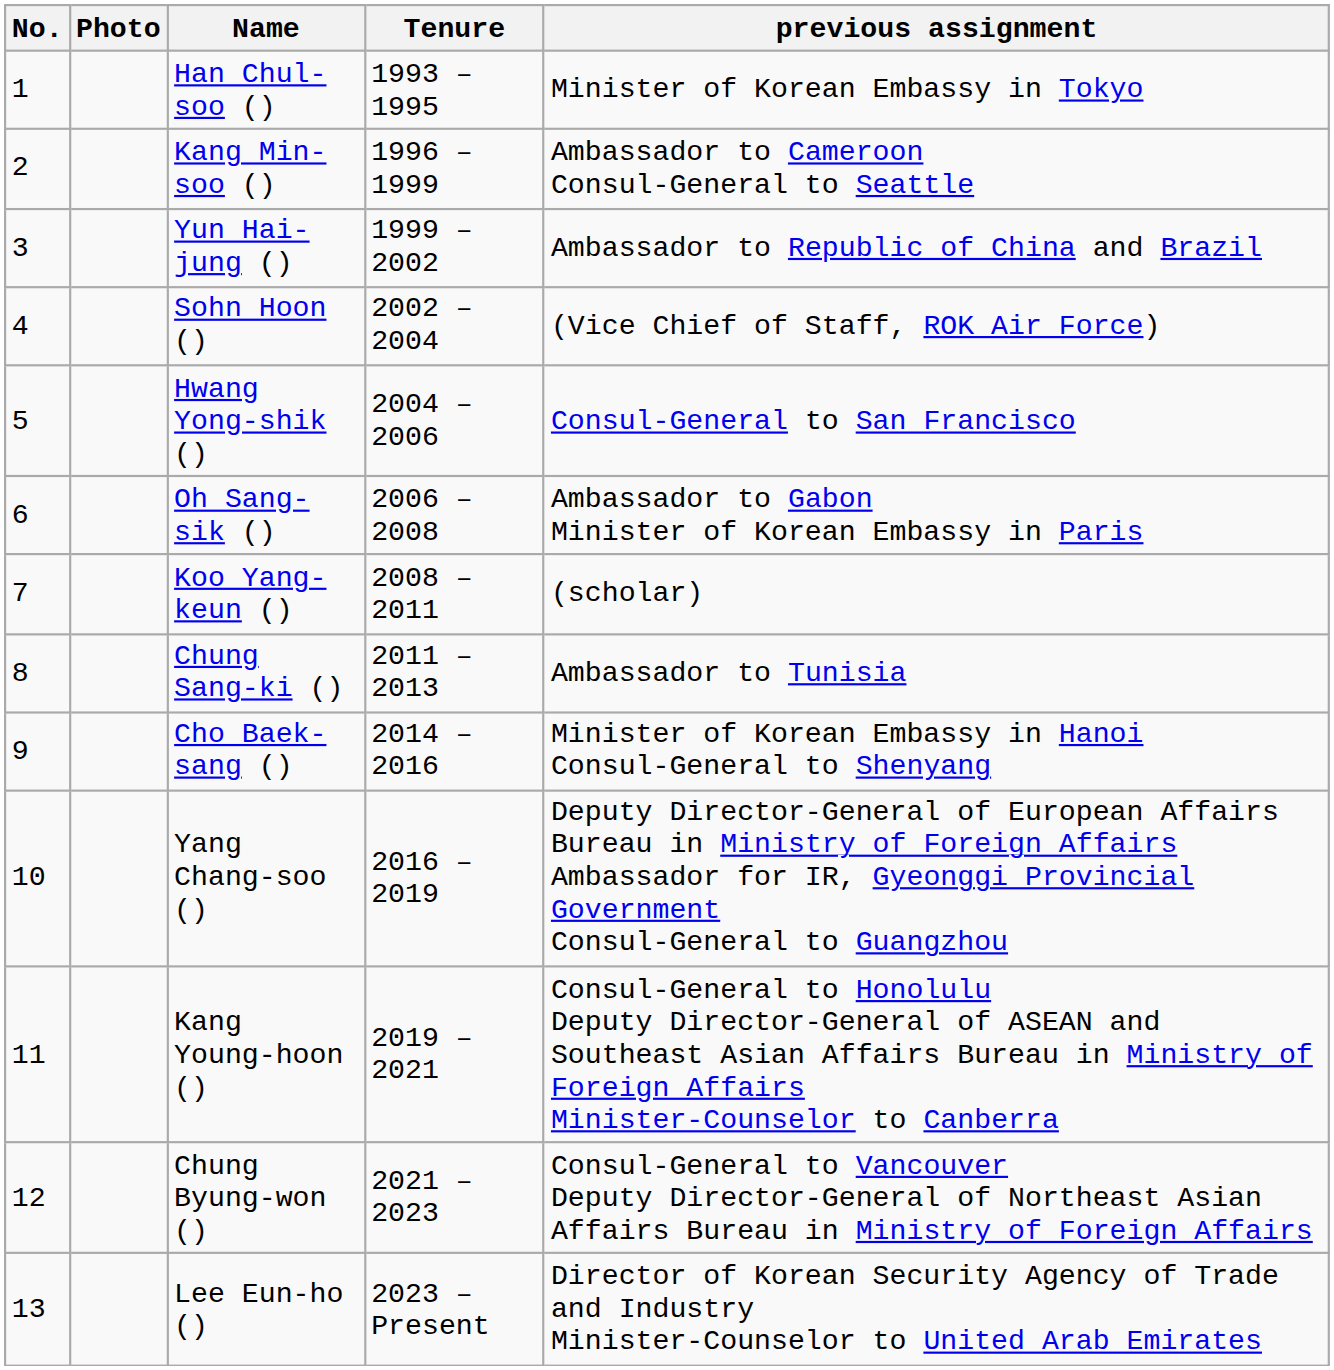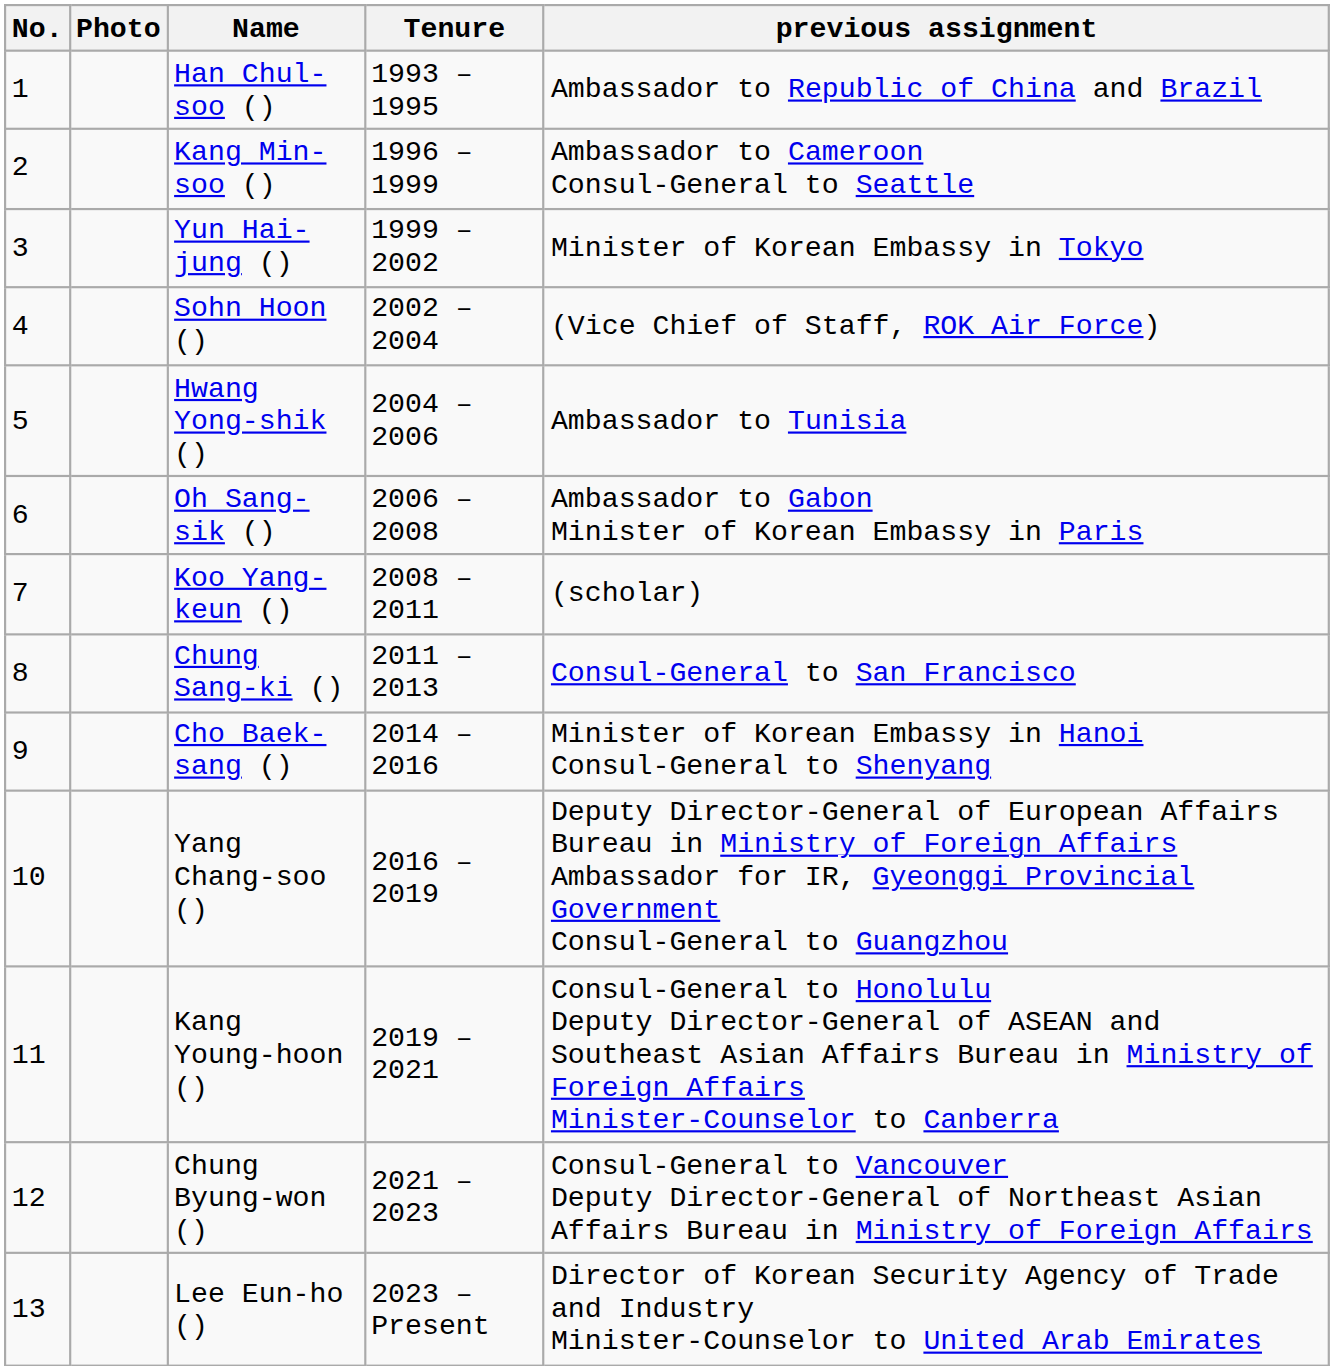(847, 90) Minister of Korean Embassy in Tokyo -> (906, 90) Ambassador to Republic of China and Brazil
(906, 247) Ambassador to Republic of China and Brazil -> (847, 247) Minister of Korean Embassy in Tokyo
(813, 421) Consul-General to San Francisco -> (729, 421) Ambassador to Tunisia
(729, 673) Ambassador to Tunisia -> (813, 673) Consul-General to San Francisco
